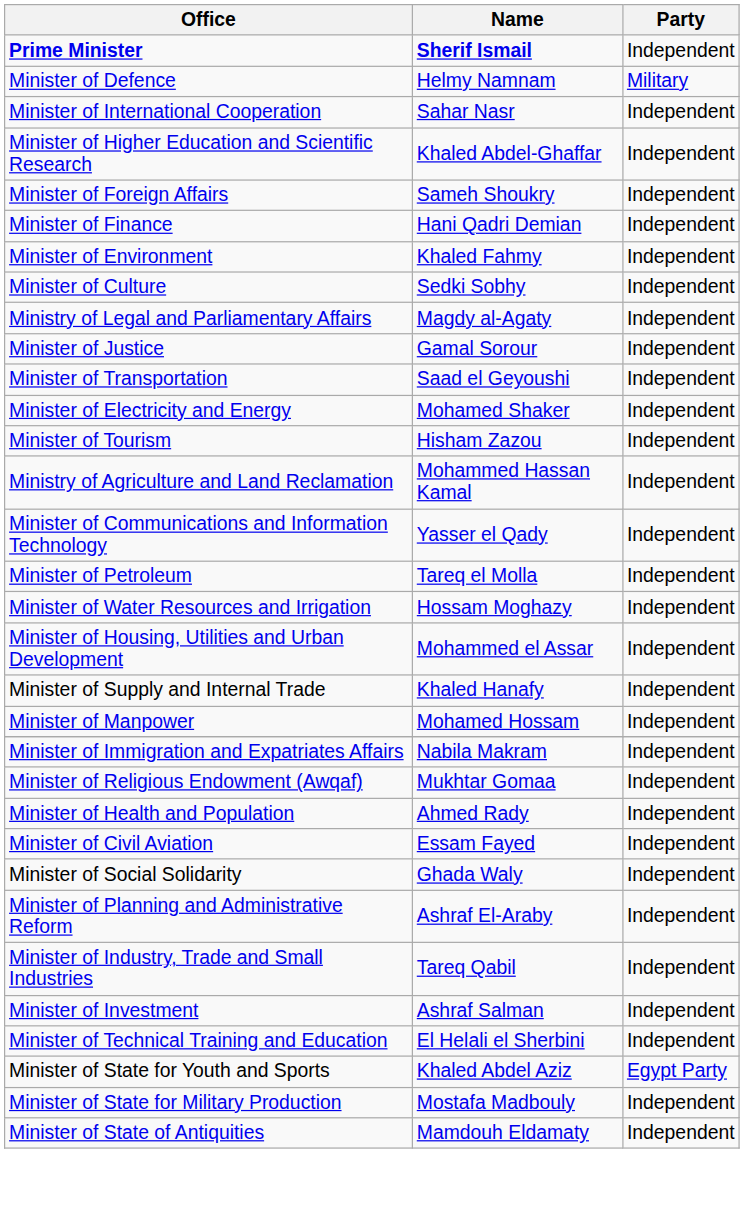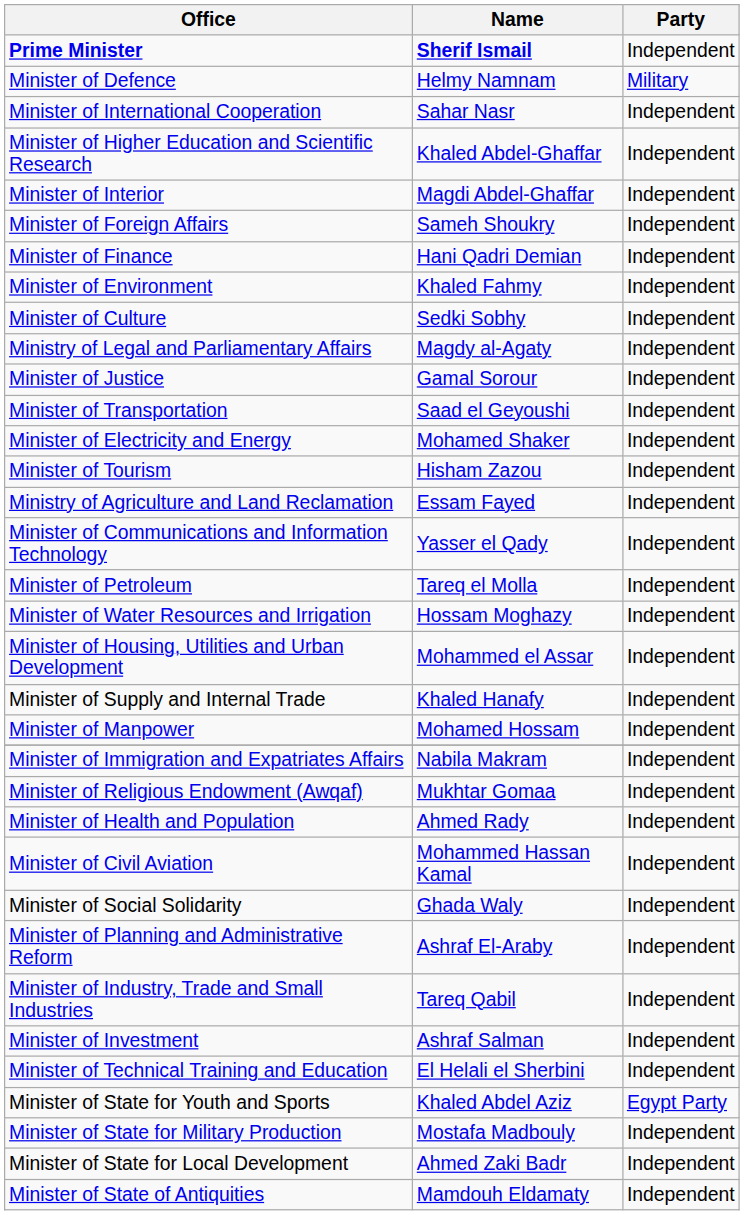+ row: (87, 195)
(503, 482) Mohammed Hassan Kamal -> (476, 502) Essam Fayed
(476, 843) Essam Fayed -> (503, 863) Mohammed Hassan Kamal
+ row: (179, 1163)
